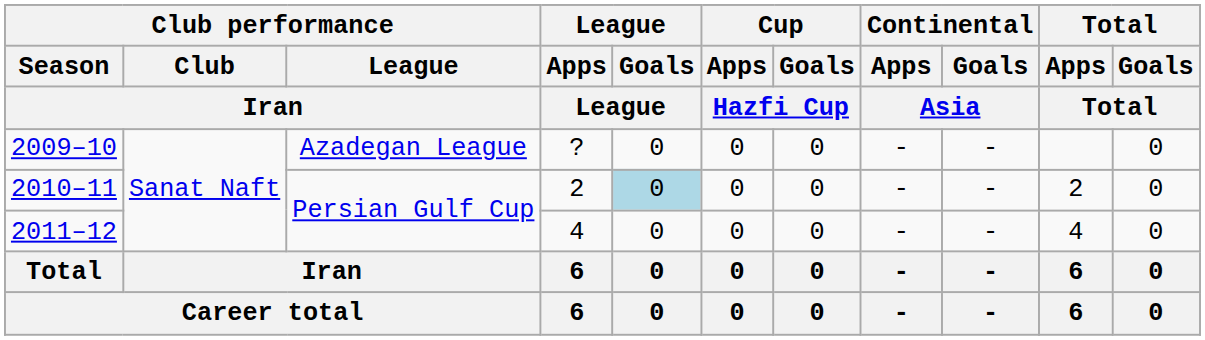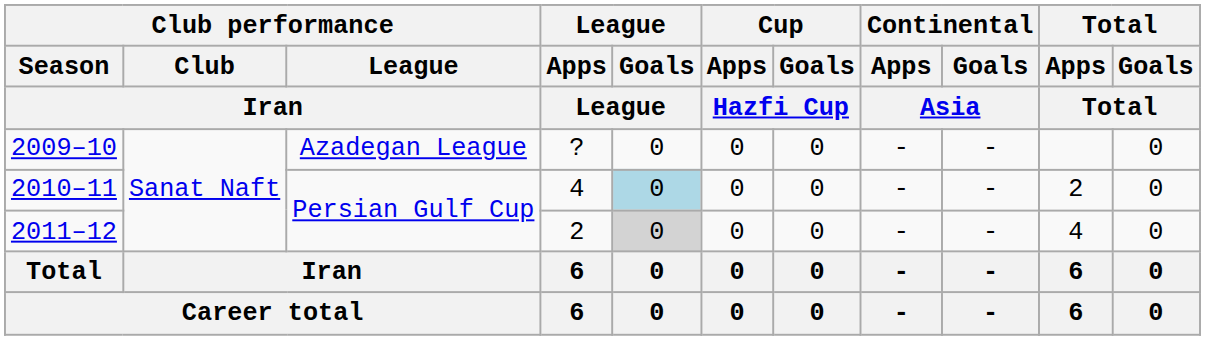(577, 190) 2 -> (577, 190) 4
(577, 231) 4 -> (577, 231) 2
(657, 231) no background -> (657, 231) lightgrey background
